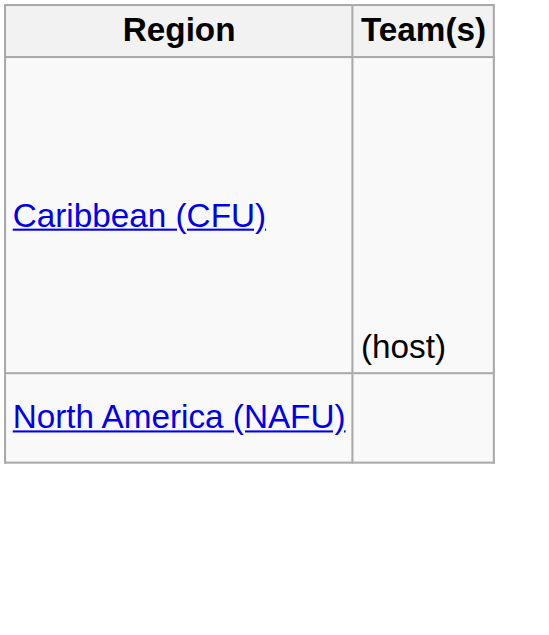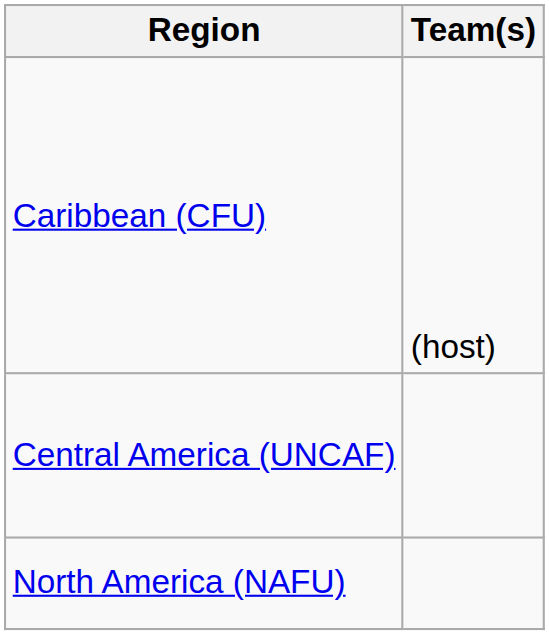+ row: (204, 454)
